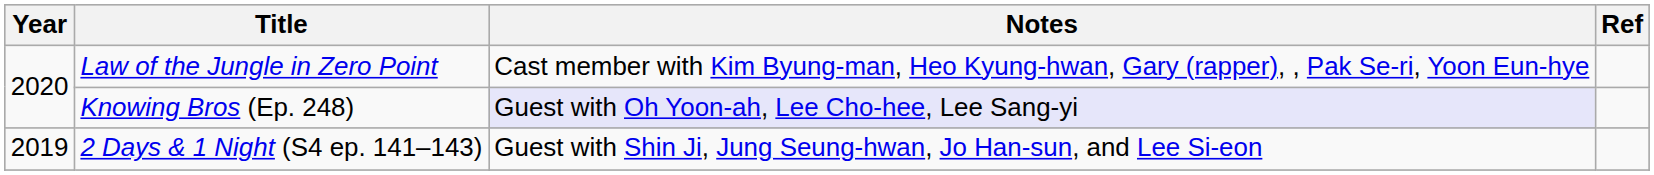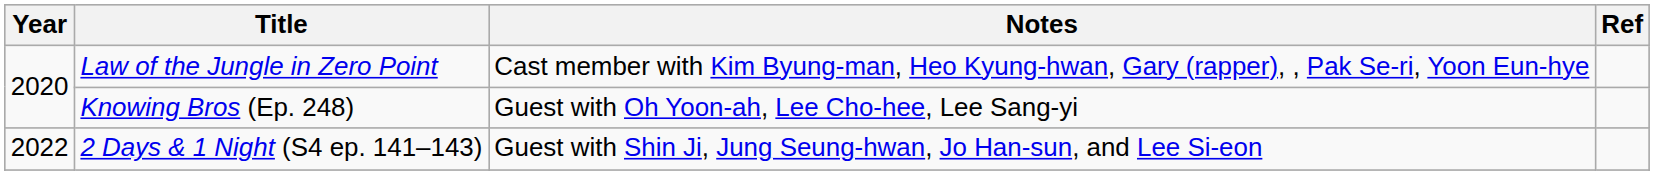(786, 107) lavender background -> (786, 107) no background
(40, 148) 2019 -> (40, 148) 2022
